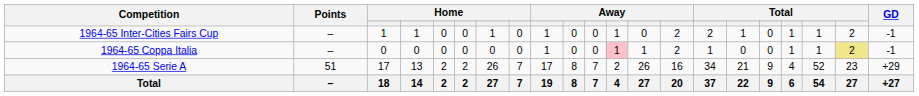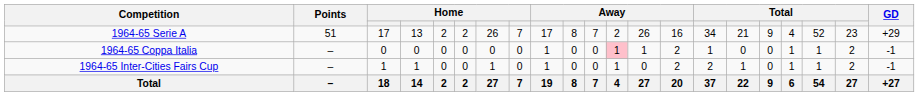rows swapped: (149, 67) <-> (149, 34)
(852, 50) khaki background -> (852, 50) no background
